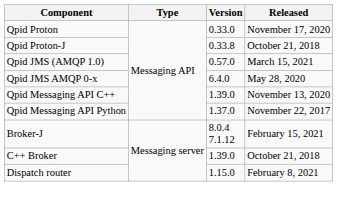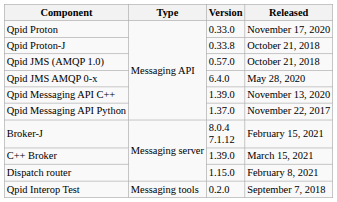(280, 62) March 15, 2021 -> (283, 62) October 21, 2018
(283, 156) October 21, 2018 -> (280, 156) March 15, 2021
+ row: (43, 189)
